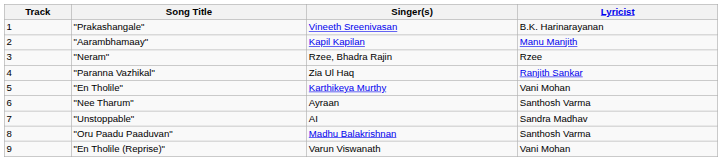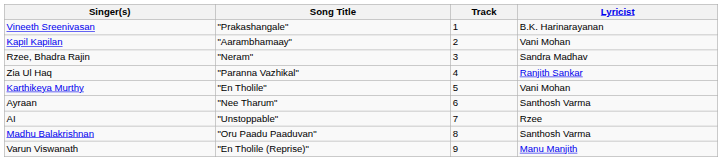columns swapped: (38, 12) <-> (412, 12)
(549, 42) Manu Manjith -> (545, 42) Vani Mohan
(531, 57) Rzee -> (554, 57) Sandra Madhav
(554, 118) Sandra Madhav -> (531, 118) Rzee
(545, 149) Vani Mohan -> (549, 149) Manu Manjith
